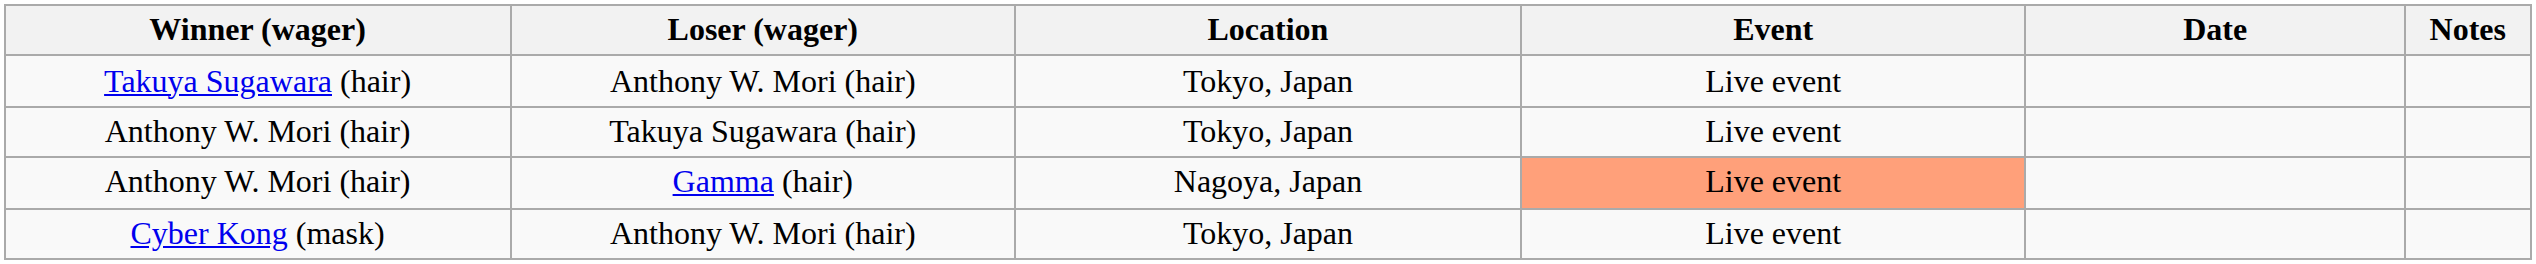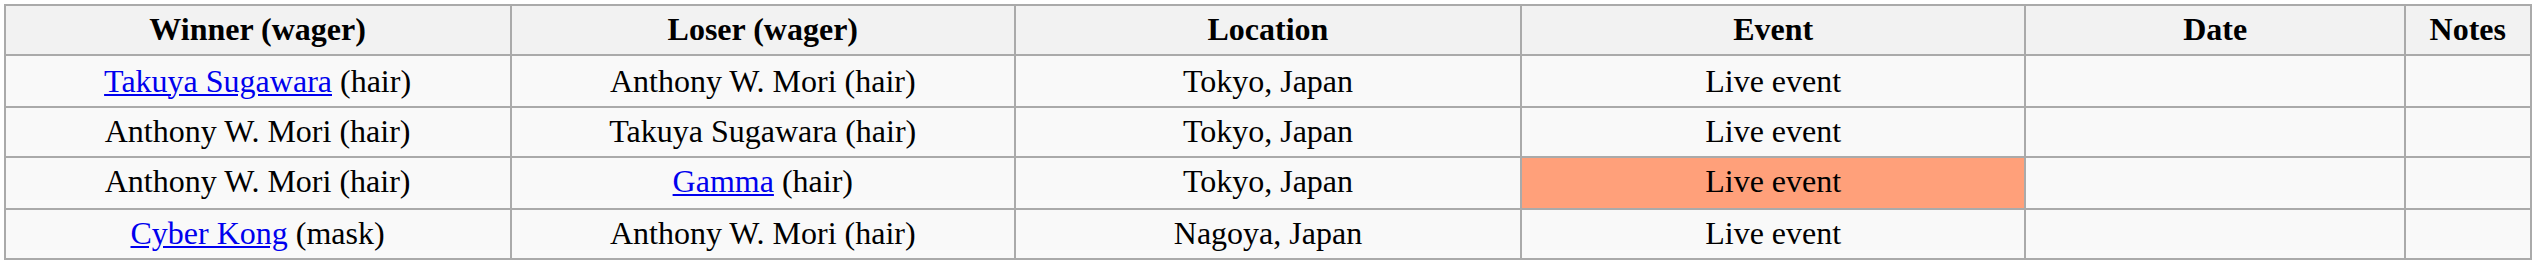(1268, 182) Nagoya, Japan -> (1268, 182) Tokyo, Japan
(1268, 232) Tokyo, Japan -> (1268, 232) Nagoya, Japan
